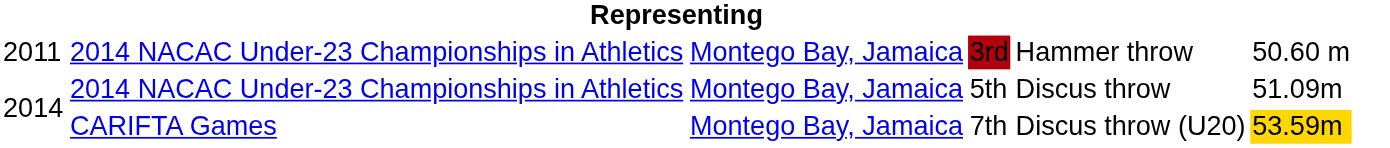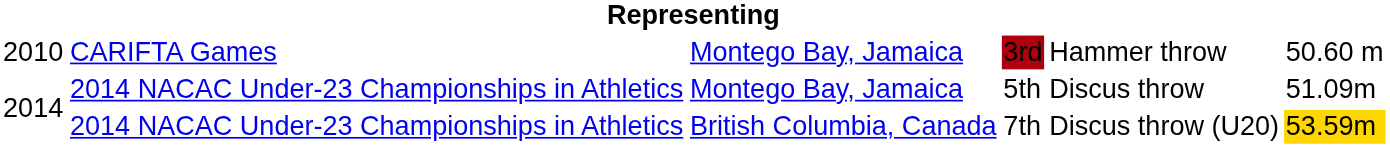(32, 52) 2011 -> (33, 52) 2010
(377, 52) 2014 NACAC Under-23 Championships in Athletics -> (173, 52) CARIFTA Games
(173, 126) CARIFTA Games -> (377, 126) 2014 NACAC Under-23 Championships in Athletics
(826, 126) Montego Bay, Jamaica -> (843, 126) British Columbia, Canada
